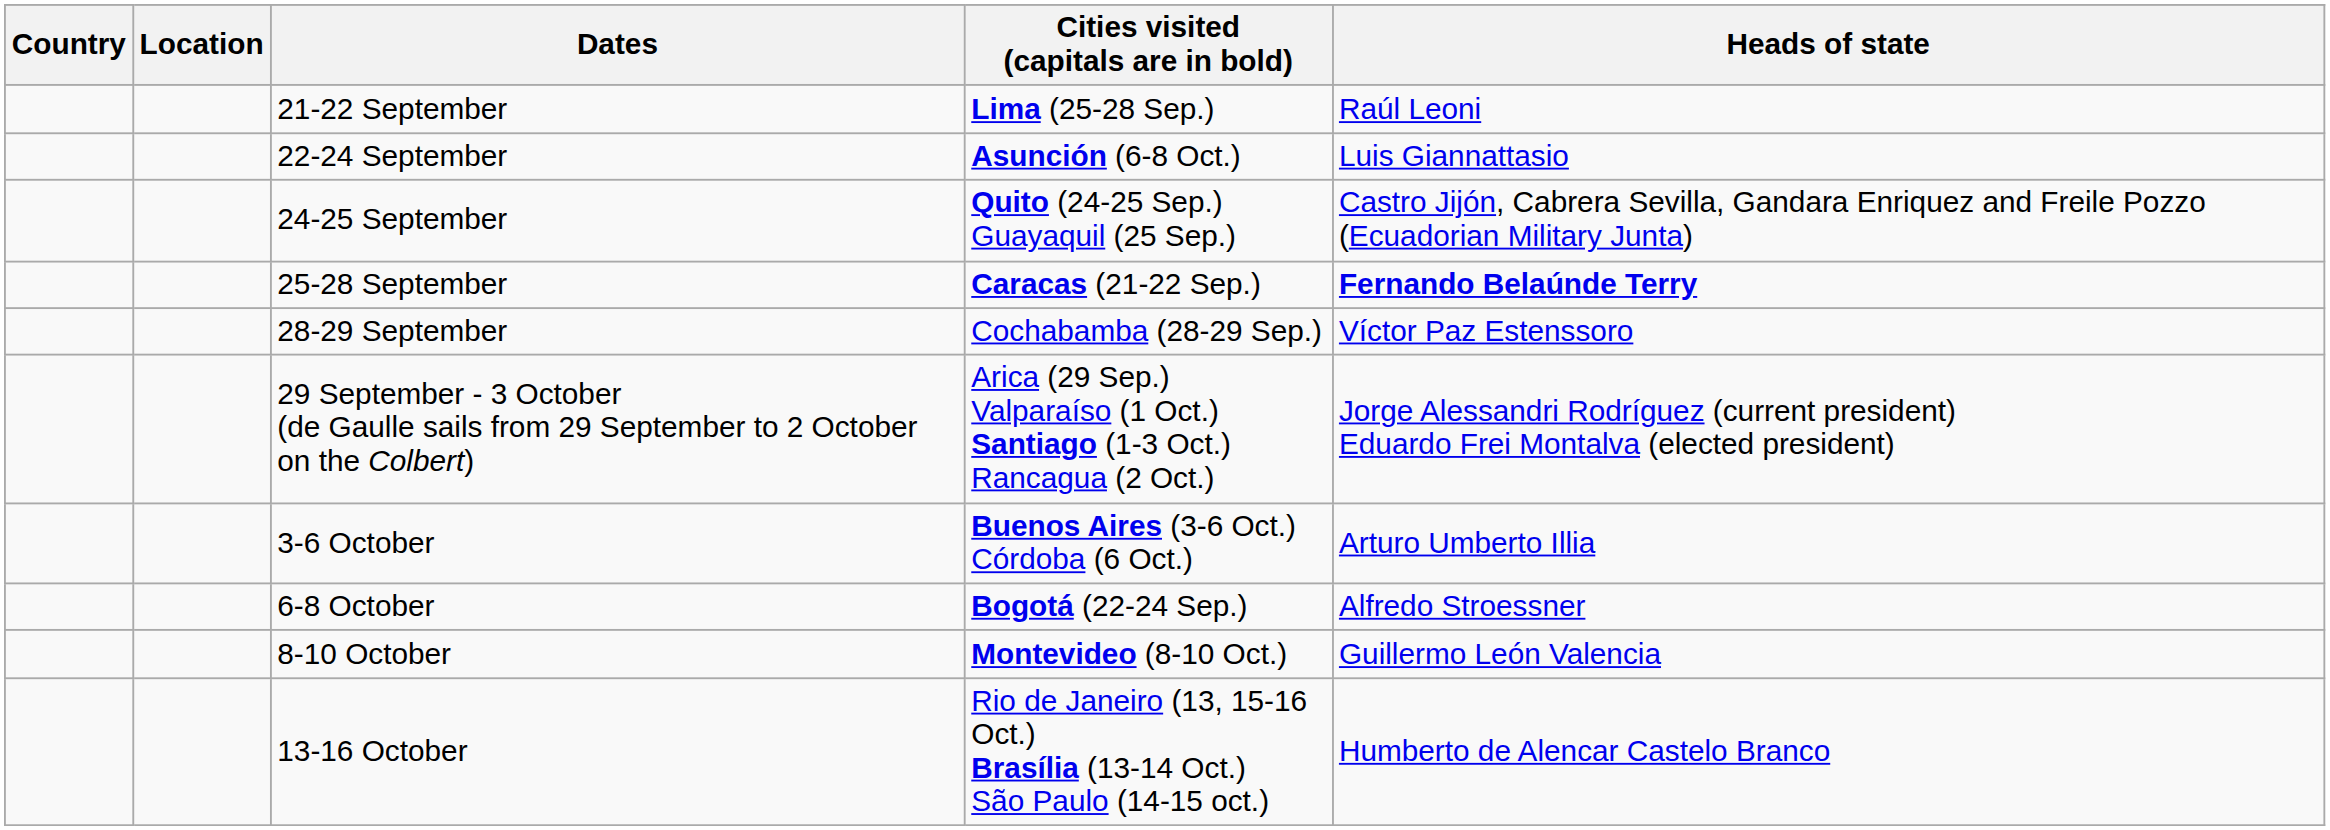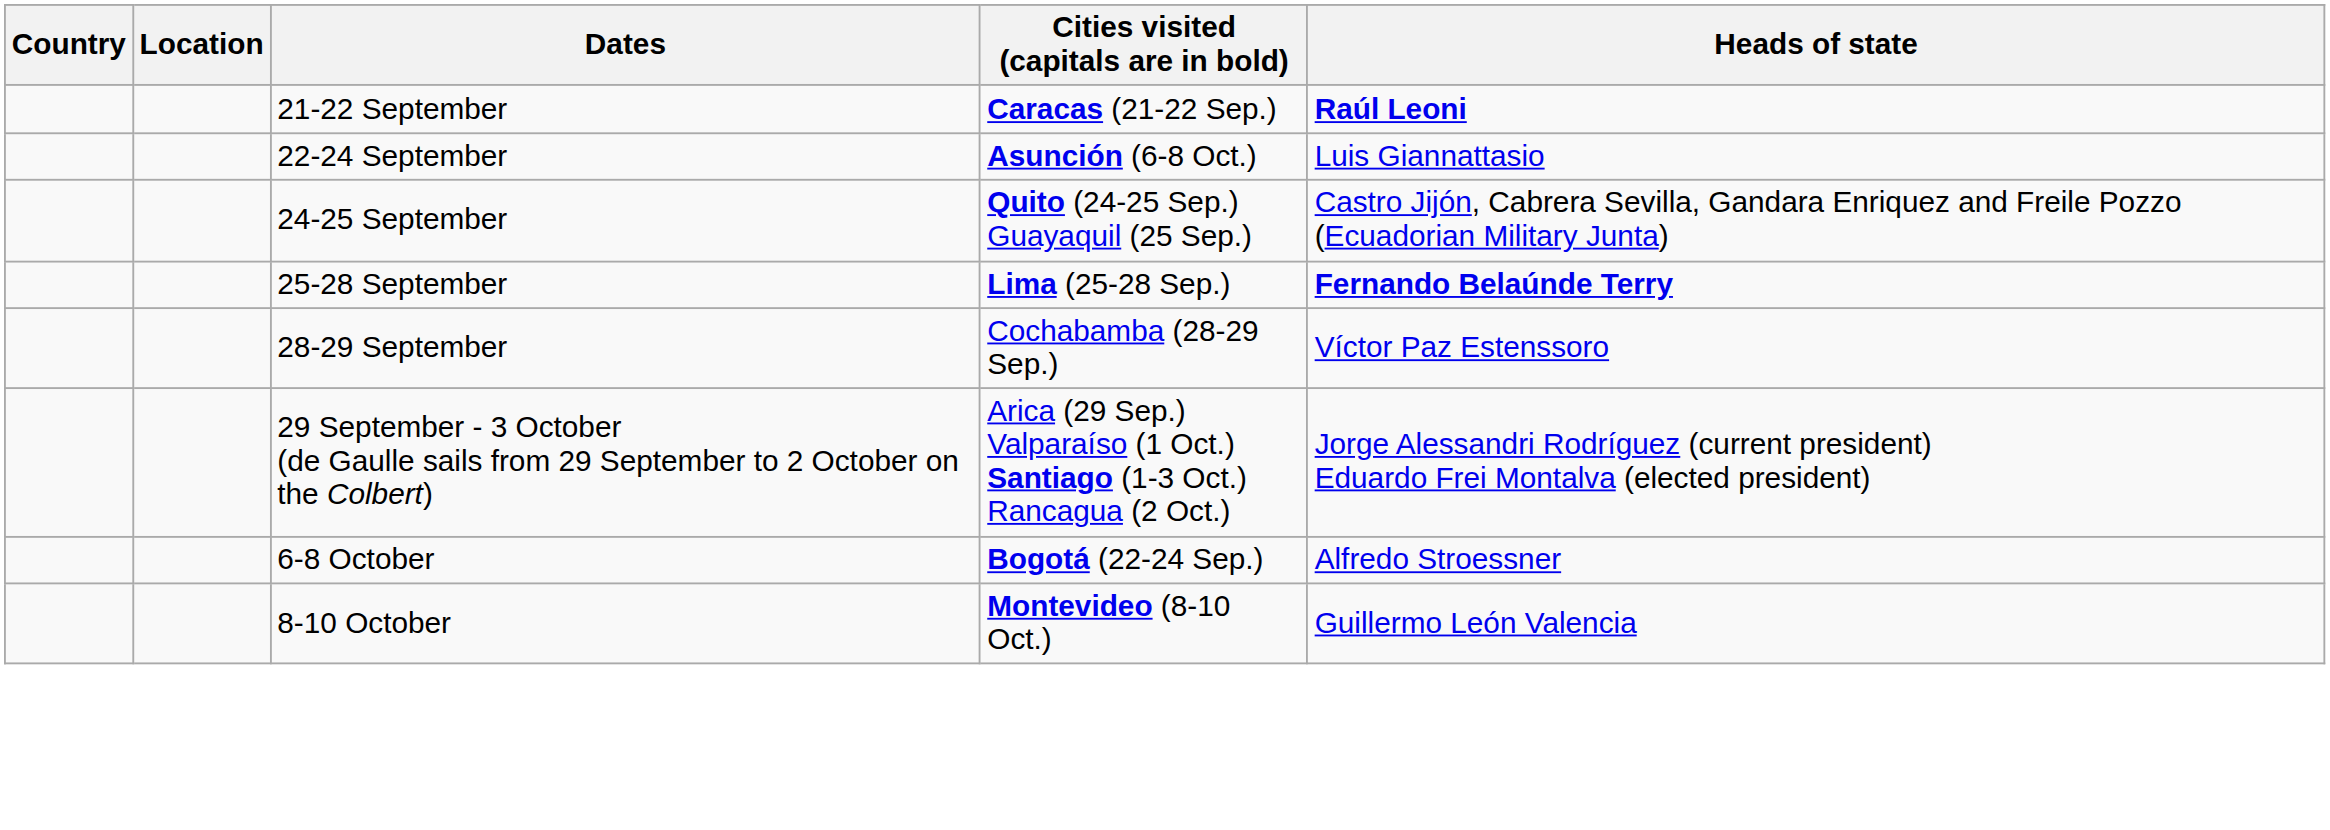(1093, 108) Lima (25-28 Sep.) -> (1132, 108) Caracas (21-22 Sep.)
(1410, 108) normal -> (1391, 108) bold
(1116, 283) Caracas (21-22 Sep.) -> (1109, 283) Lima (25-28 Sep.)
- row: (356, 542)
- row: (372, 751)
